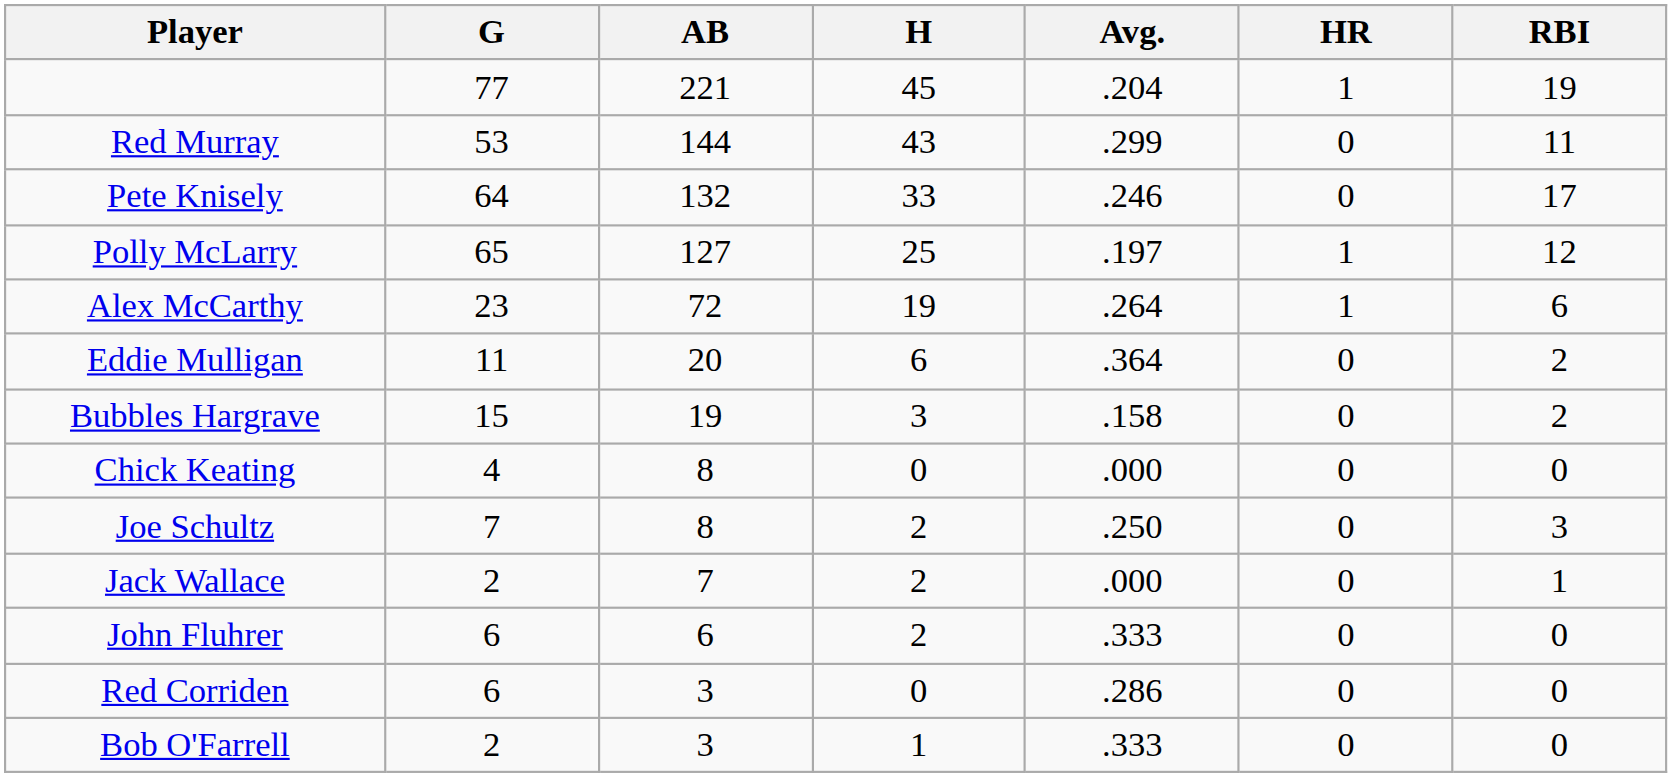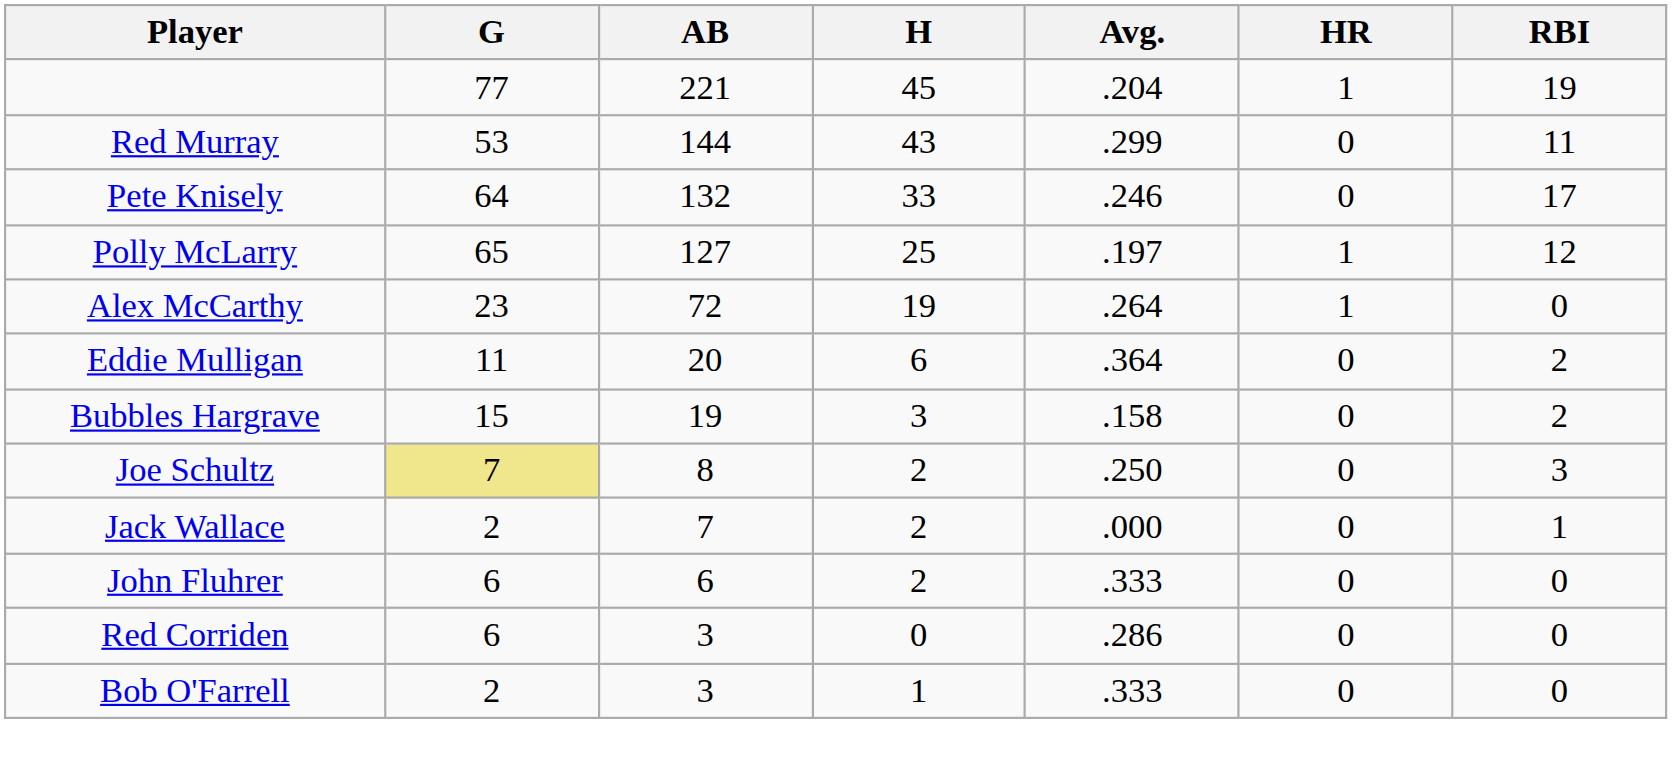(1559, 305) 6 -> (1559, 305) 0
- row: (195, 470)
(492, 525) no background -> (492, 470) khaki background
